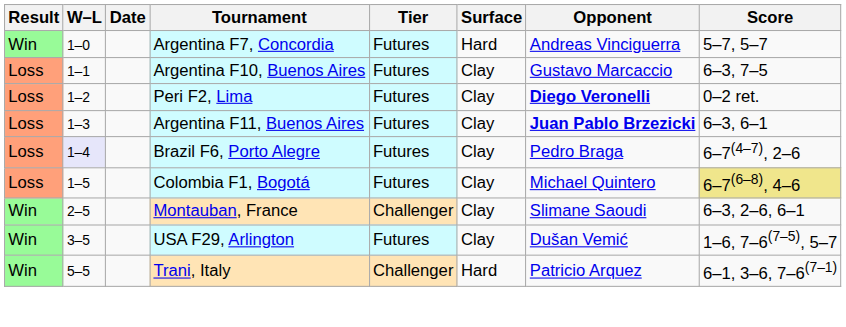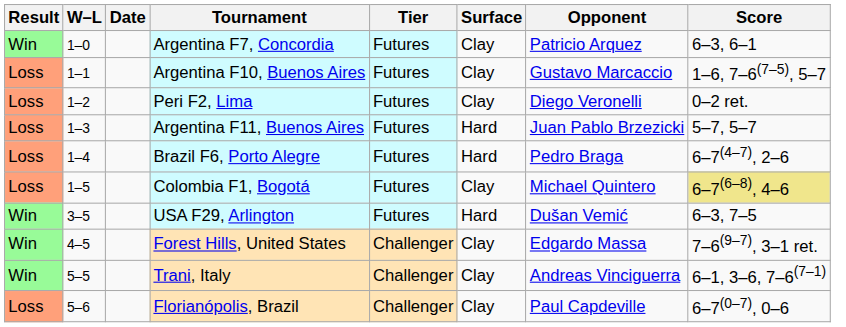(479, 44) Hard -> (478, 44) Clay
(605, 44) Andreas Vinciguerra -> (586, 44) Patricio Arquez
(735, 44) 5–7, 5–7 -> (724, 44) 6–3, 6–1
(735, 70) 6–3, 7–5 -> (759, 72) 1–6, 7–6(7–5), 5–7
(590, 96) bold -> (586, 101) normal
(478, 123) Clay -> (479, 127) Hard
(613, 123) bold -> (607, 127) normal
(735, 123) 6–3, 6–1 -> (724, 127) 5–7, 5–7
(78, 152) lavender background -> (78, 157) no background
(478, 151) Clay -> (479, 156) Hard
- row: (226, 211)
(478, 240) Clay -> (479, 215) Hard
(770, 240) 1–6, 7–6(7–5), 5–7 -> (724, 215) 6–3, 7–5
+ row: (250, 244)
(479, 270) Hard -> (478, 275) Clay
(586, 270) Patricio Arquez -> (605, 275) Andreas Vinciguerra
+ row: (226, 306)
